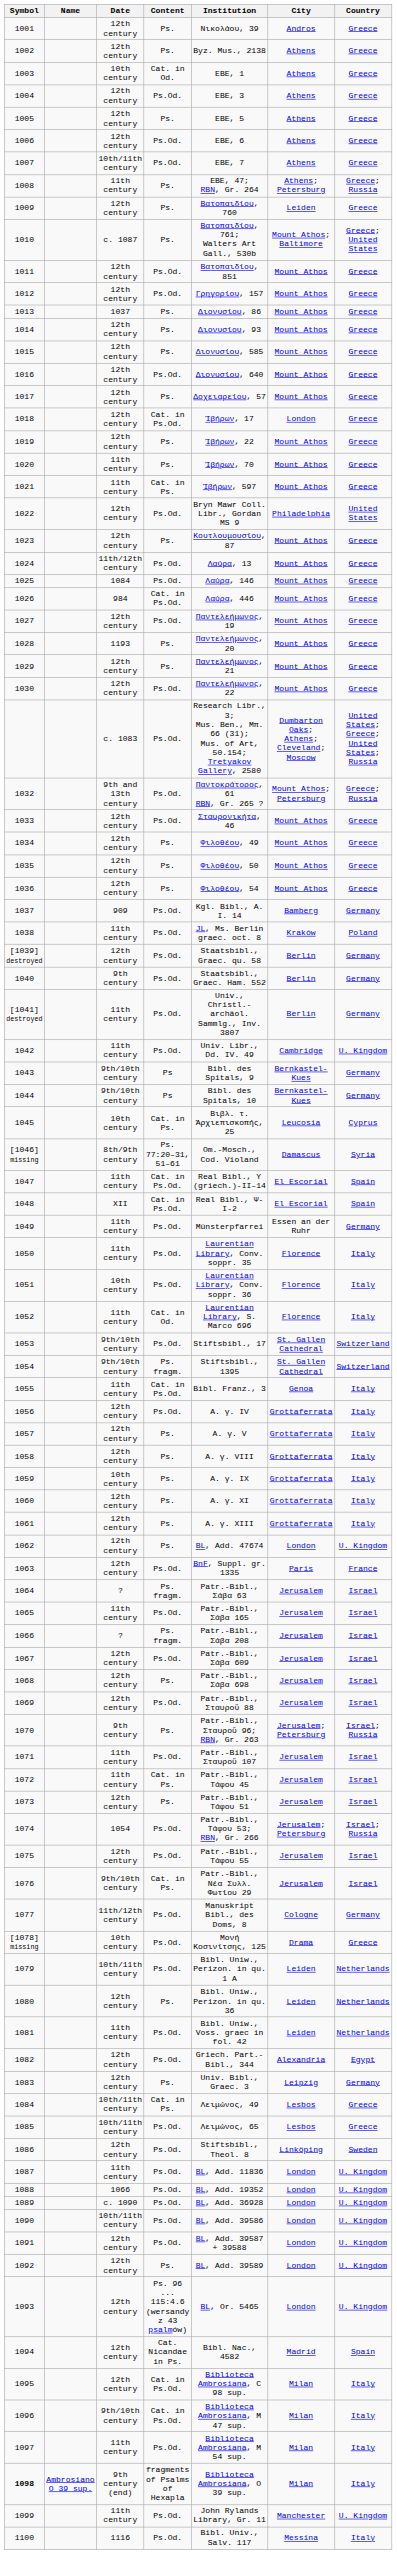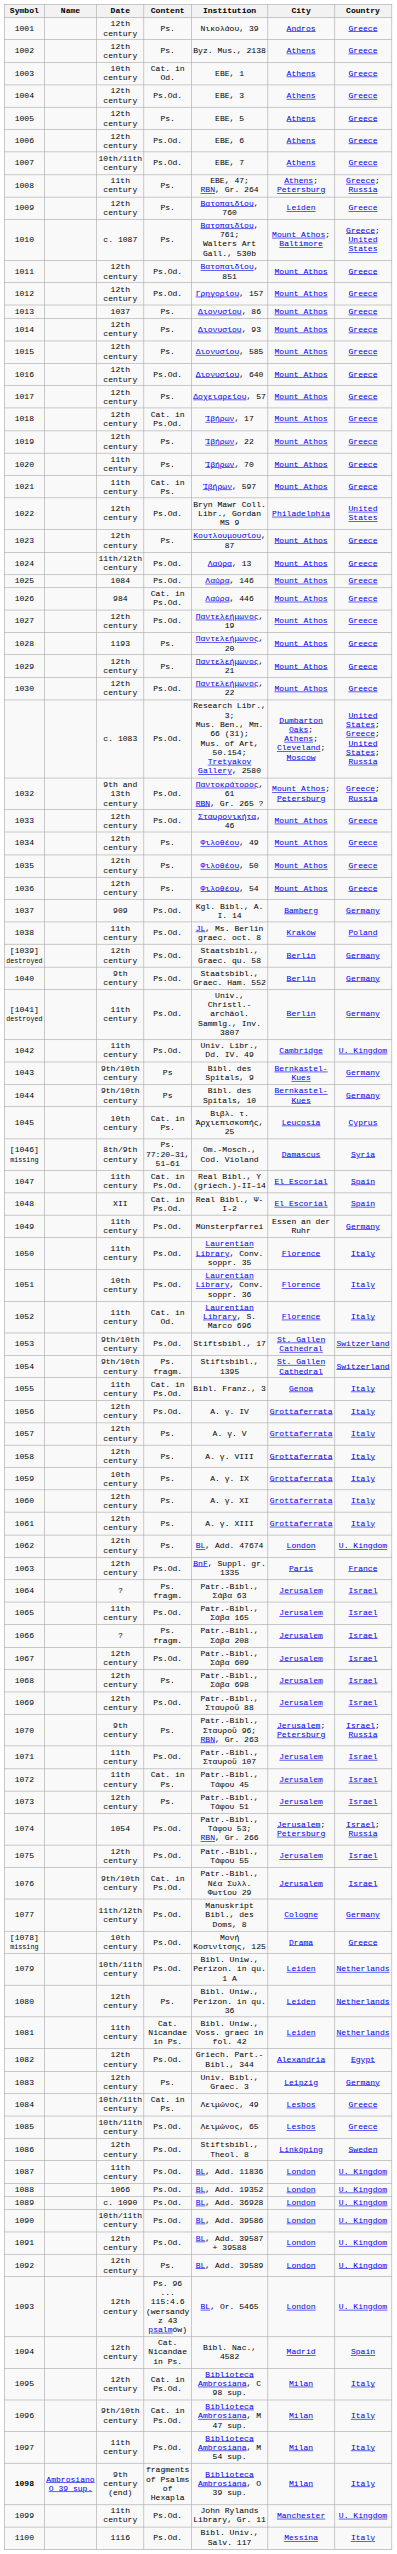(301, 419) London -> (301, 419) Mount Athos
(168, 1883) Cat. in Ps. -> (168, 1883) Cat. in Ps.Od.
(168, 2033) Ps.Od. -> (168, 2033) Cat. Nicandae in Ps.
